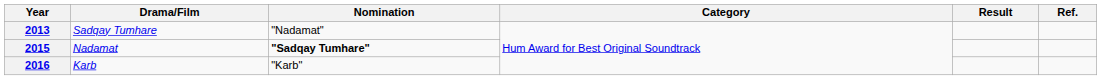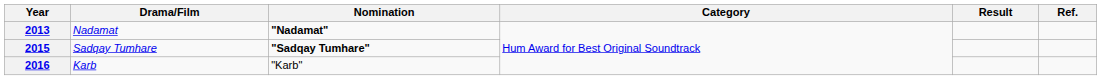(115, 30) Sadqay Tumhare -> (95, 30) Nadamat
(297, 30) normal -> (300, 30) bold
(95, 48) Nadamat -> (115, 48) Sadqay Tumhare
